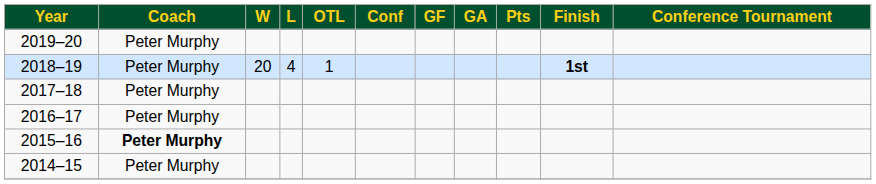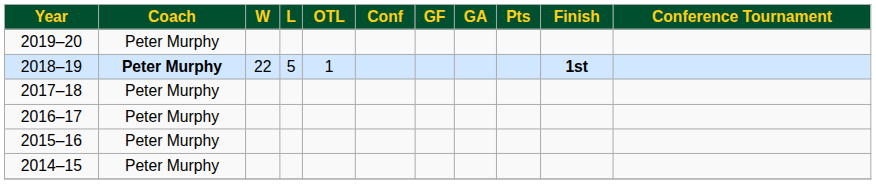(172, 66) normal -> (172, 66) bold
(263, 66) 20 -> (263, 66) 22
(291, 66) 4 -> (291, 66) 5
(172, 141) bold -> (172, 141) normal
